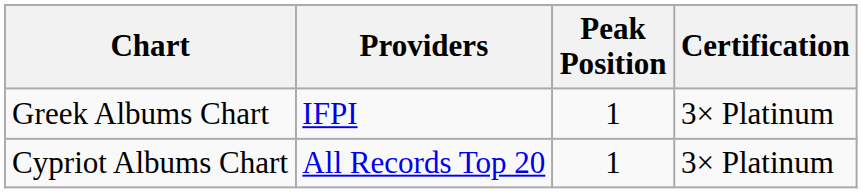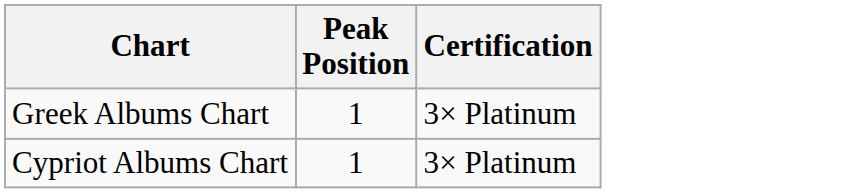- column: (424, 46)
